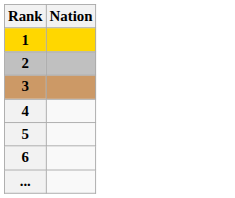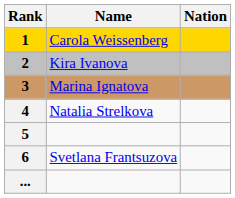+ column: (113, 16)
